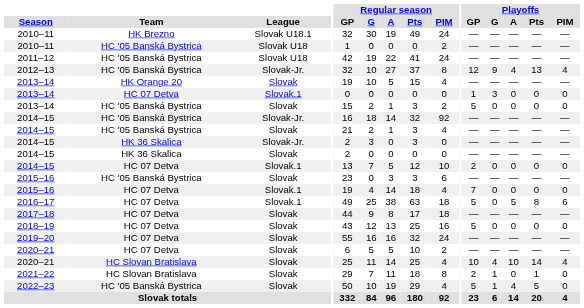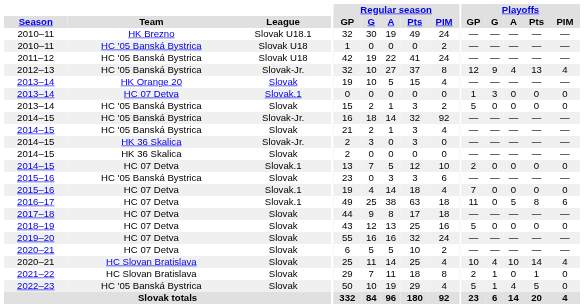(473, 202) 5 -> (473, 202) 11
